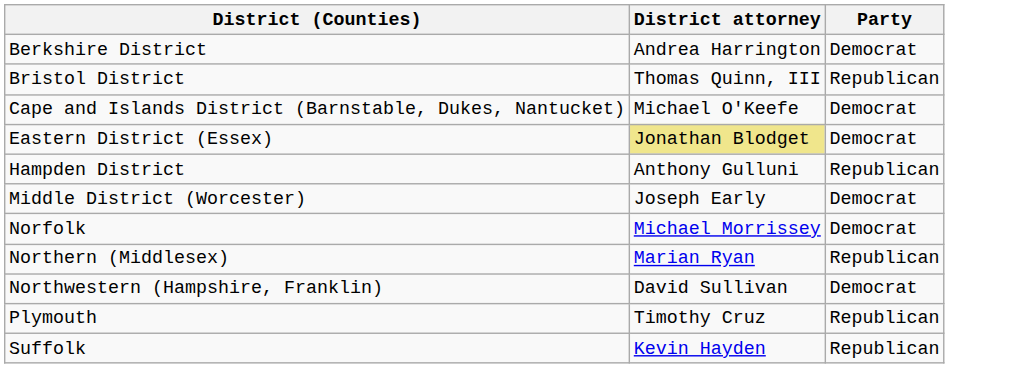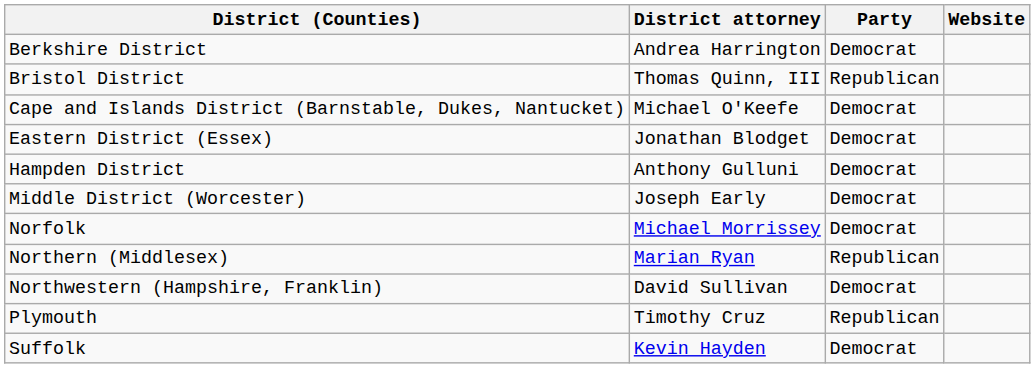+ column: (987, 20)
(722, 139) khaki background -> (722, 139) no background
(885, 169) Republican -> (874, 169) Democrat
(885, 348) Republican -> (874, 348) Democrat
